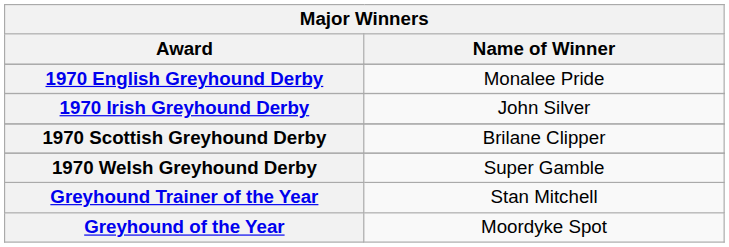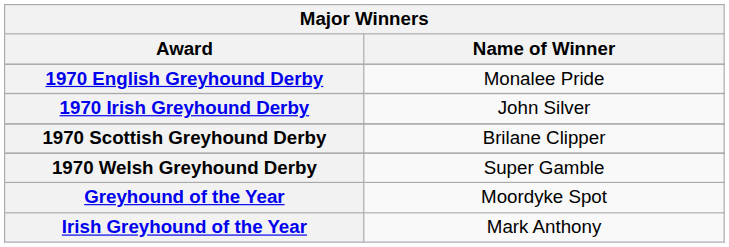- row: (184, 197)
+ row: (184, 227)
